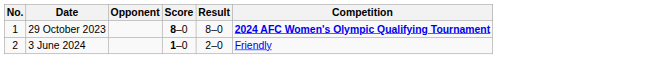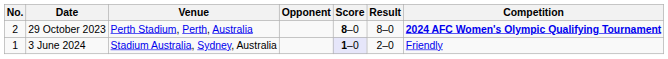+ column: (194, 12)
(15, 29) 1 -> (15, 29) 2
(15, 45) 2 -> (15, 45) 1
(179, 45) no background -> (350, 45) lavender background
